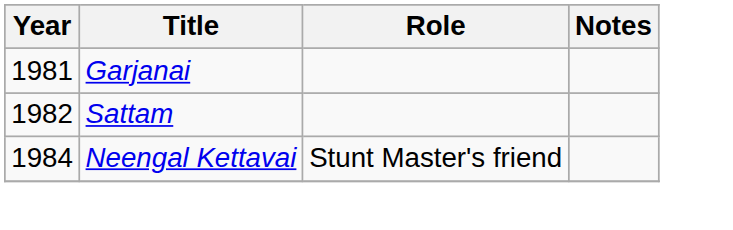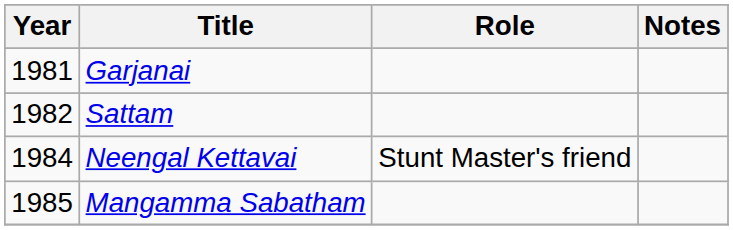+ row: (226, 202)
